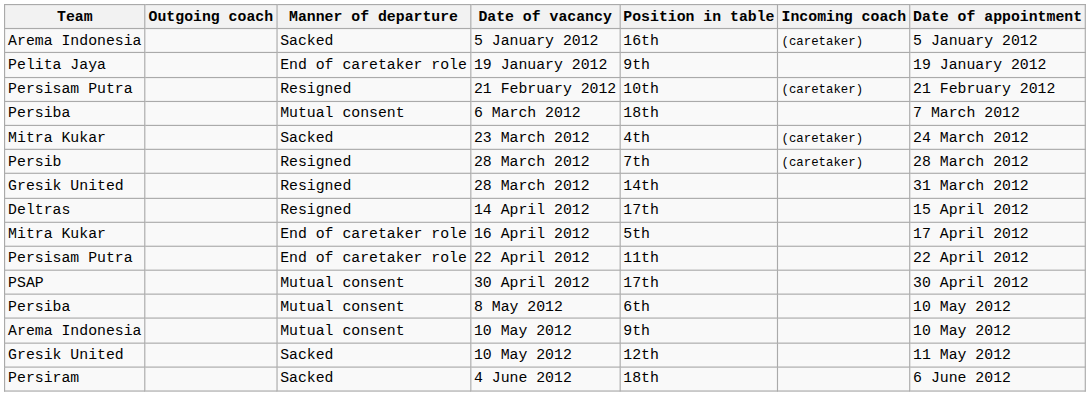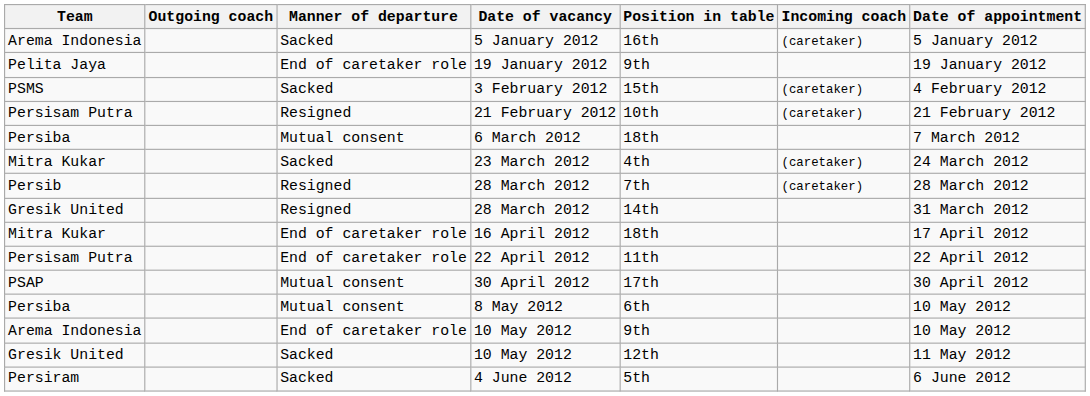+ row: (26, 89)
- row: (39, 210)
(637, 234) 5th -> (641, 234) 18th
(342, 331) Mutual consent -> (374, 331) End of caretaker role
(641, 379) 18th -> (637, 379) 5th
